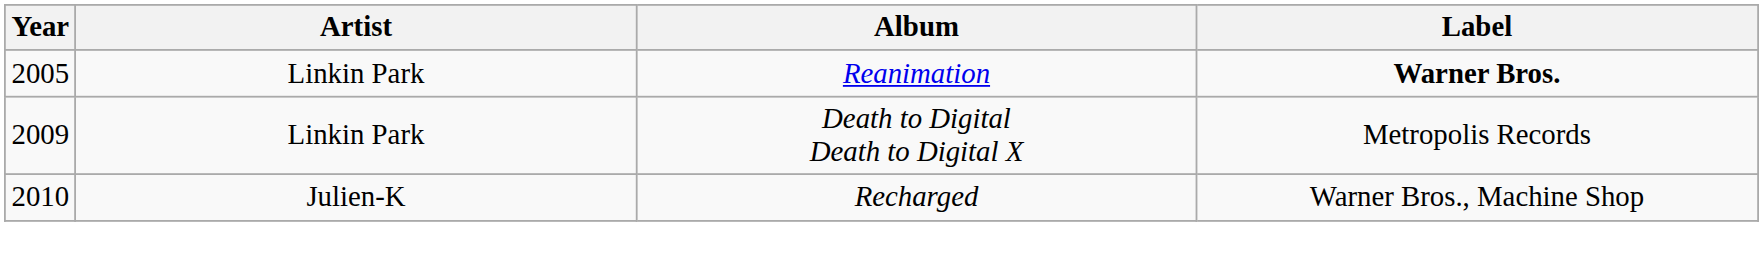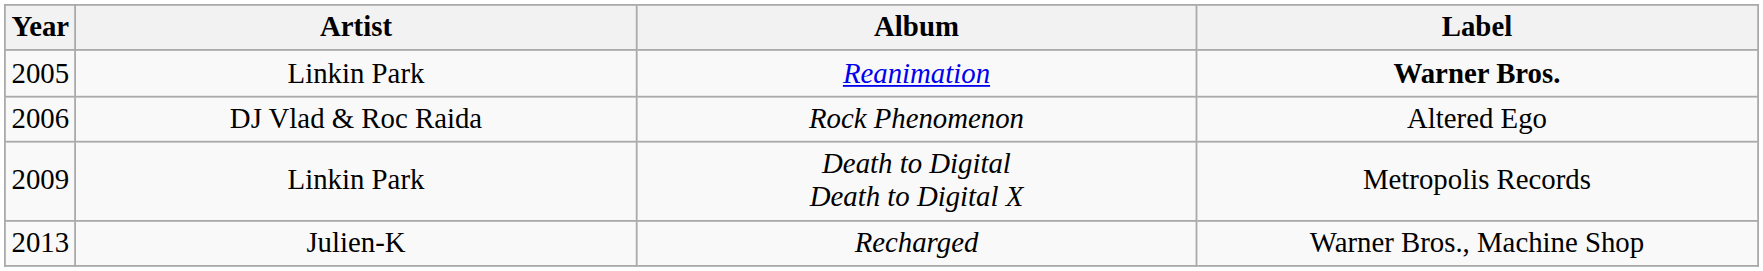+ row: (916, 118)
(40, 196) 2010 -> (40, 242) 2013
